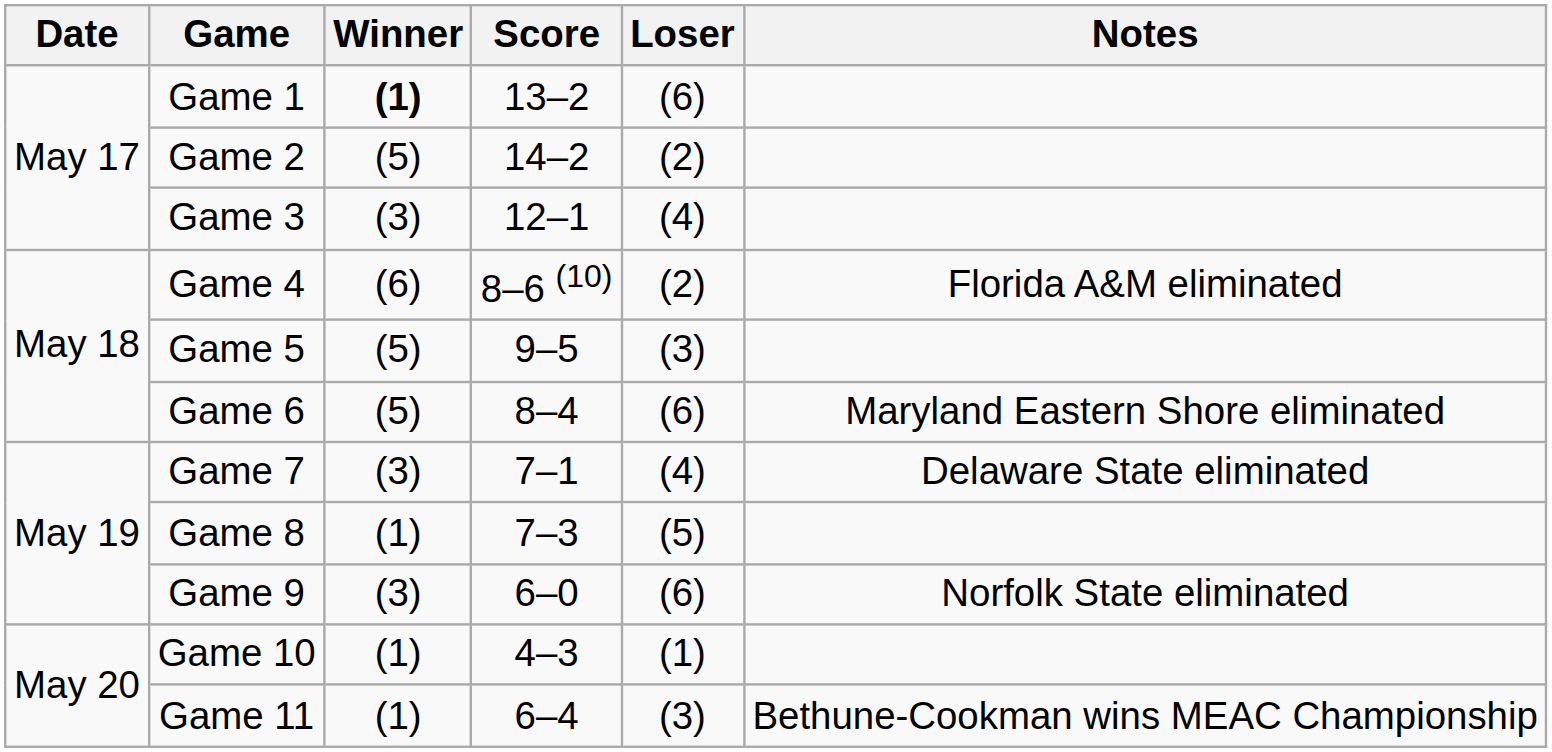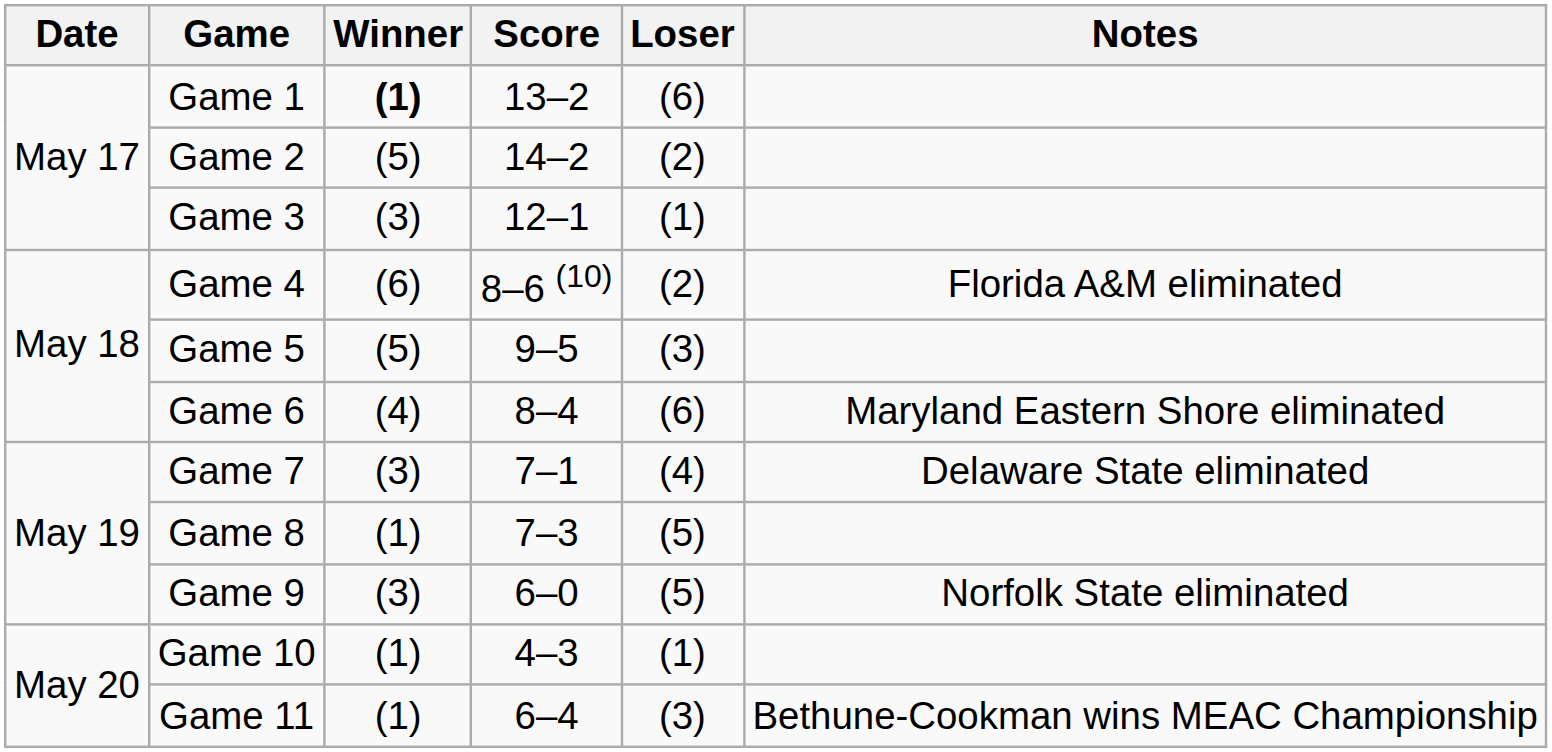(682, 217) (4) -> (682, 217) (1)
(398, 410) (5) -> (398, 410) (4)
(682, 593) (6) -> (682, 593) (5)
